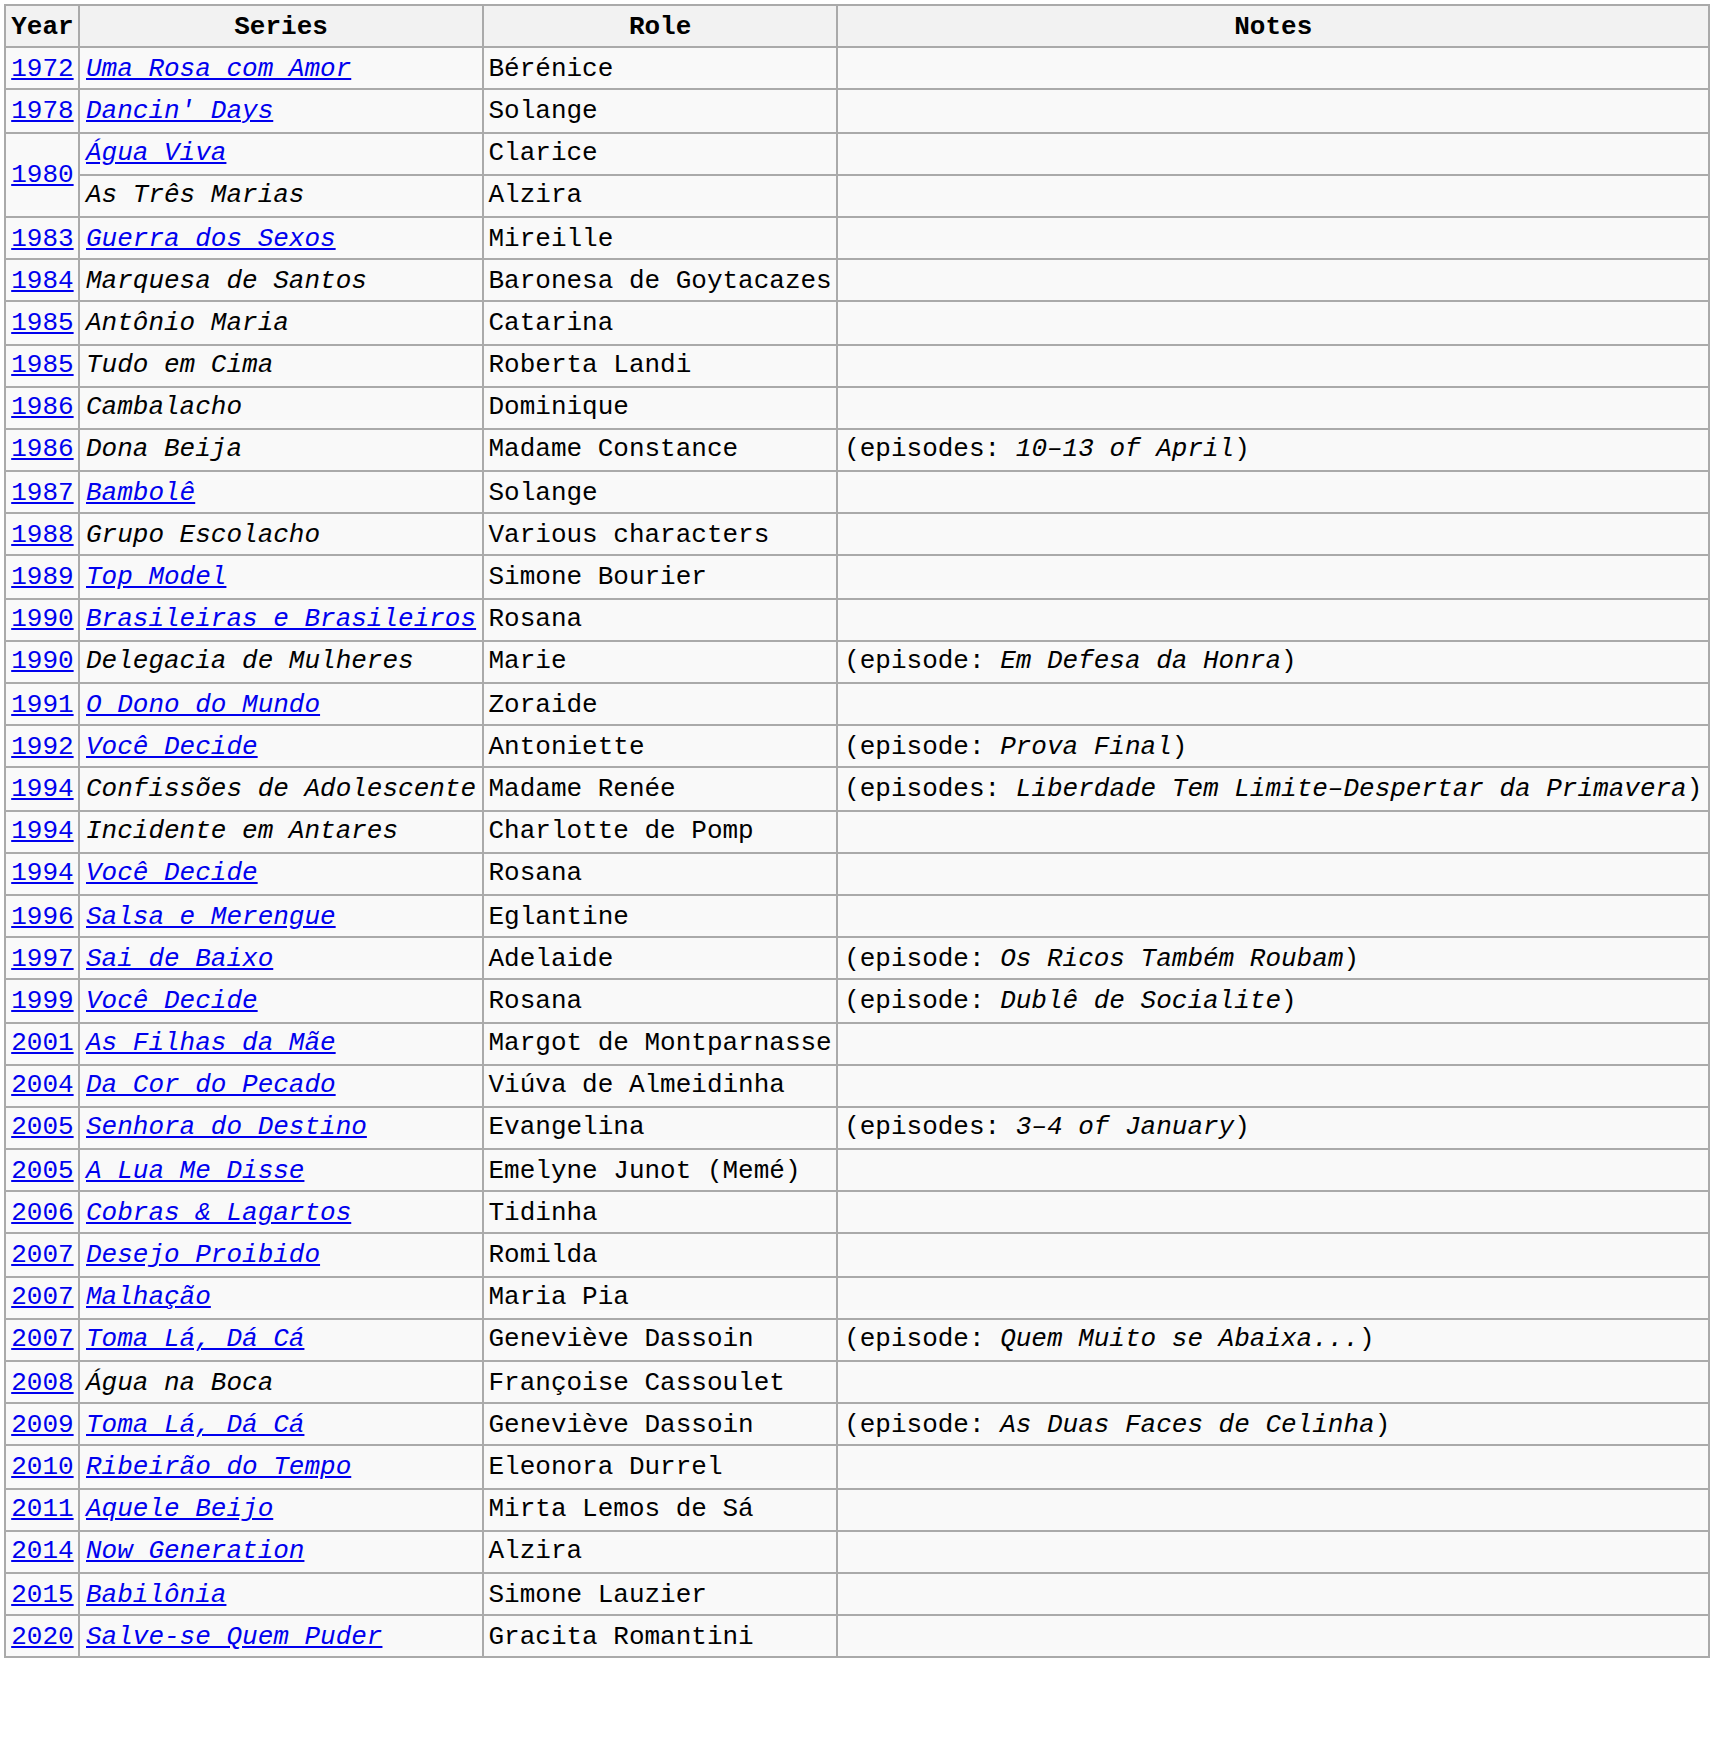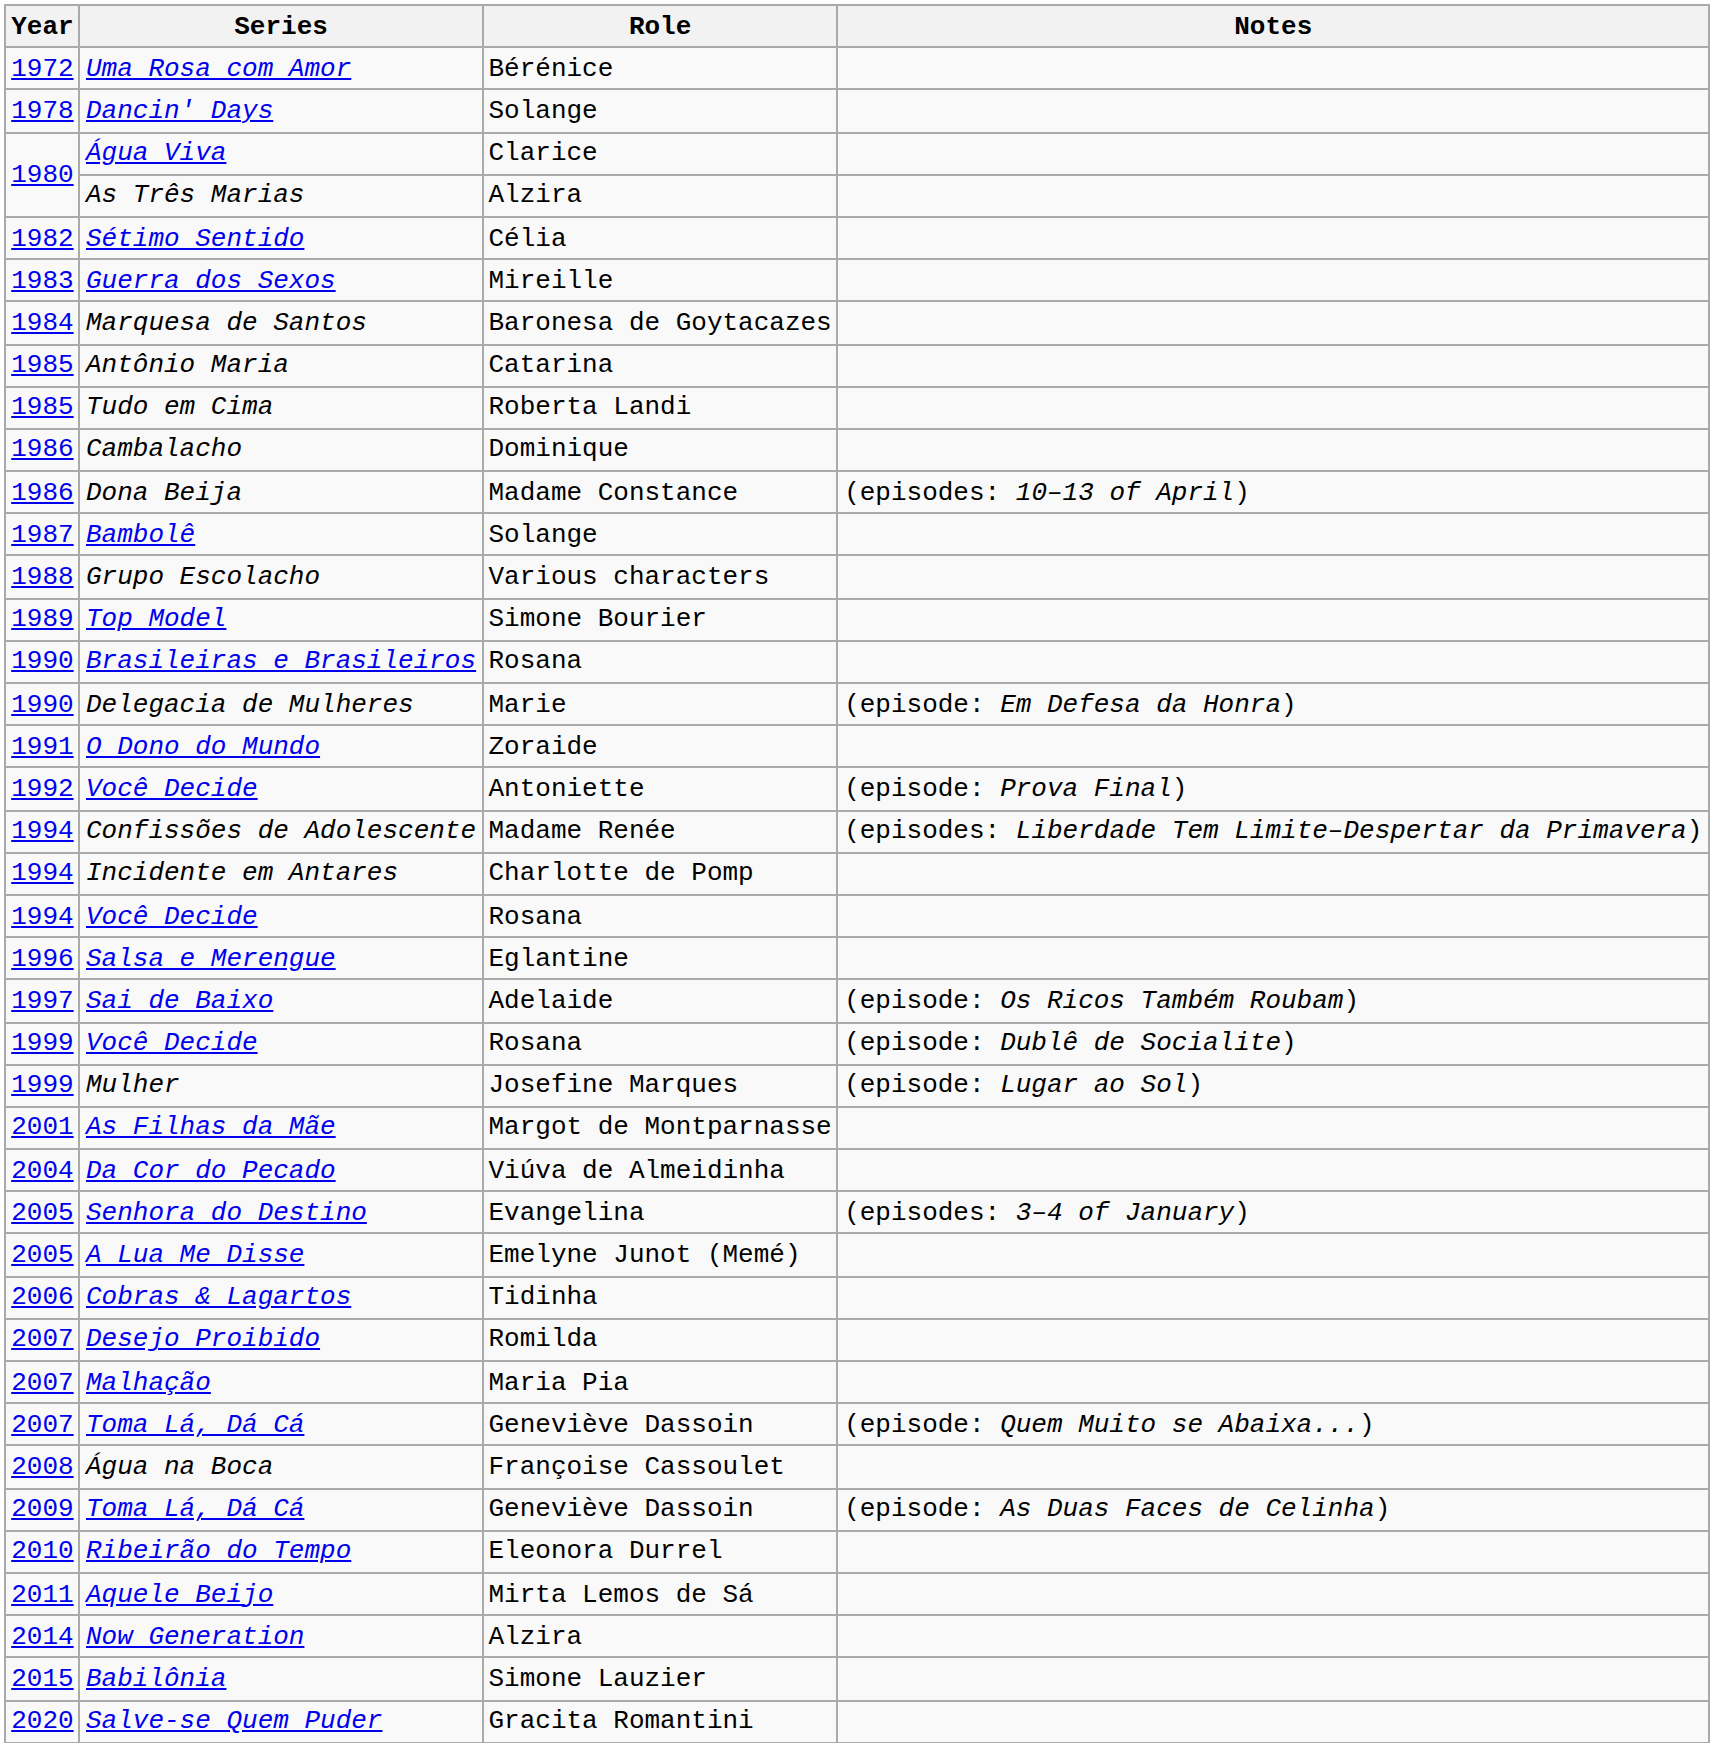+ row: (42, 238)
+ row: (42, 1086)
